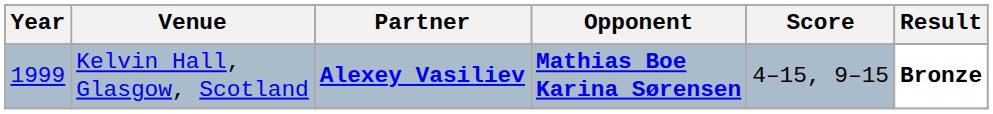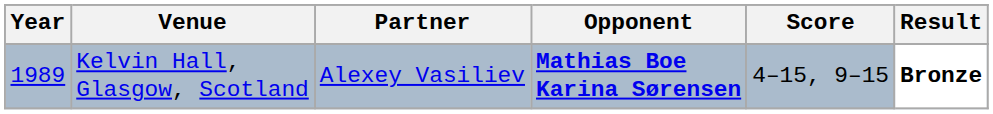(38, 76) 1999 -> (38, 76) 1989
(422, 76) bold -> (422, 76) normal
